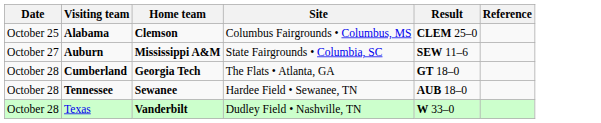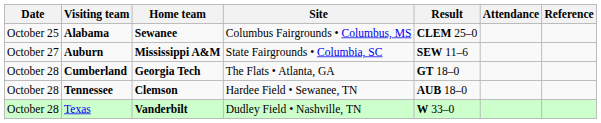+ column: (511, 14)
(156, 33) Clemson -> (156, 33) Sewanee
(156, 90) Sewanee -> (156, 90) Clemson
